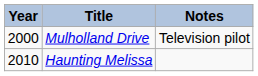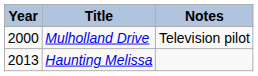(23, 60) 2010 -> (23, 60) 2013
